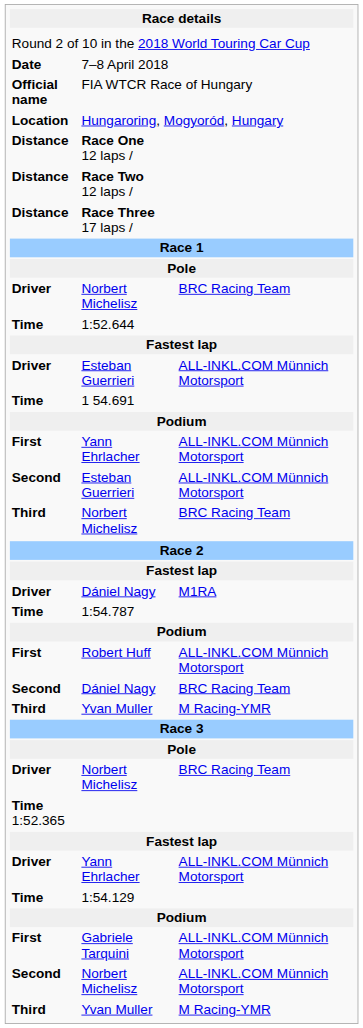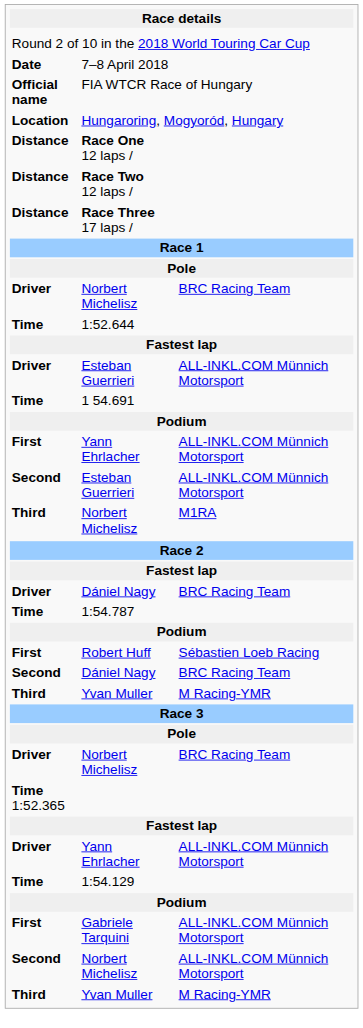(234, 513) BRC Racing Team -> (198, 513) M1RA
(198, 591) M1RA -> (234, 591) BRC Racing Team
(253, 660) ALL-INKL.COM Münnich Motorsport -> (249, 652) Sébastien Loeb Racing
